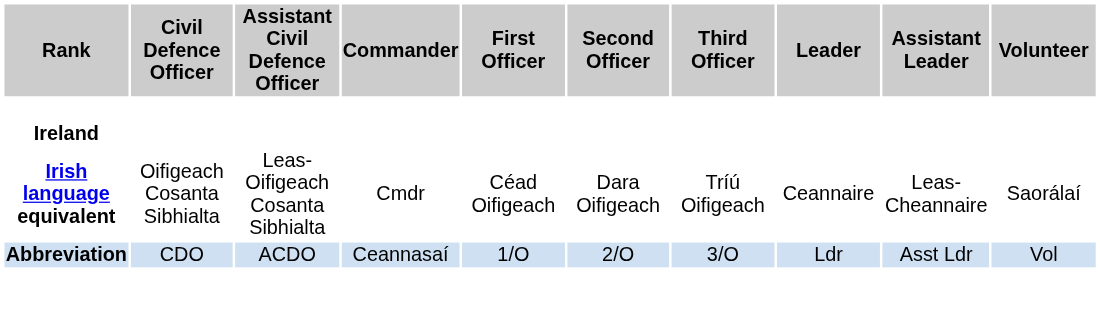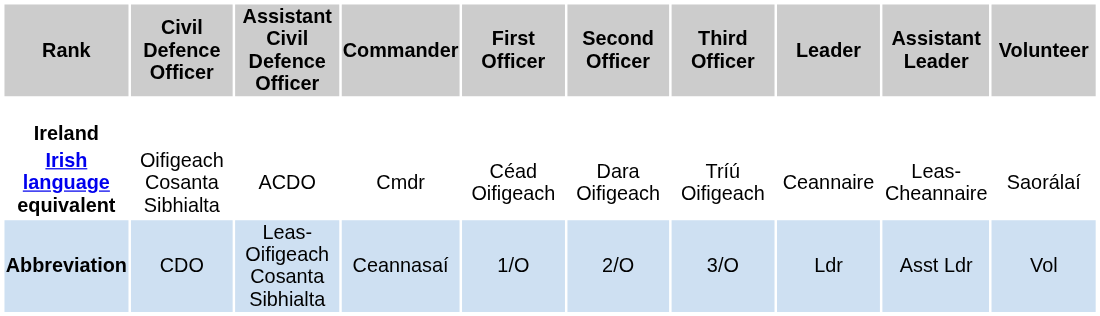(287, 194) Leas-Oifigeach Cosanta Sibhialta -> (287, 182) ACDO
(287, 254) ACDO -> (287, 265) Leas-Oifigeach Cosanta Sibhialta
